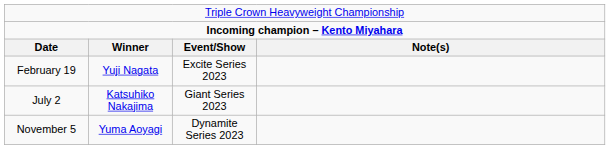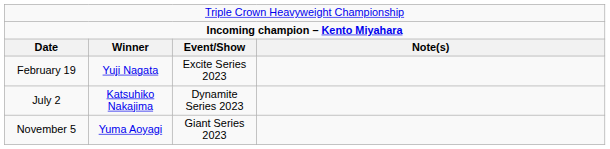(214, 100) Giant Series 2023 -> (214, 100) Dynamite Series 2023
(214, 130) Dynamite Series 2023 -> (214, 130) Giant Series 2023
